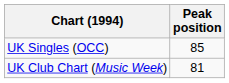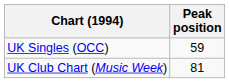(197, 48) 85 -> (197, 48) 59
